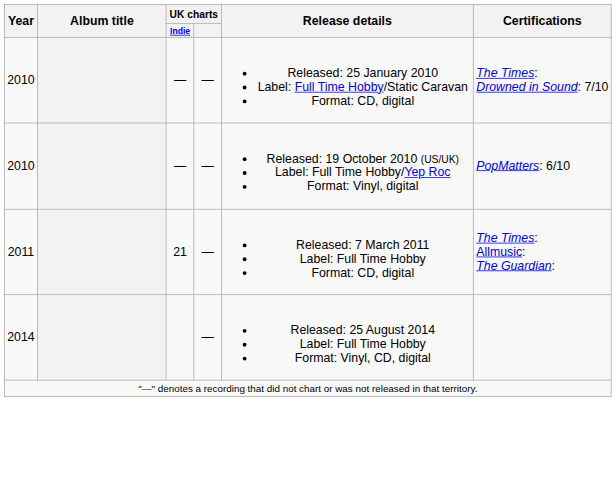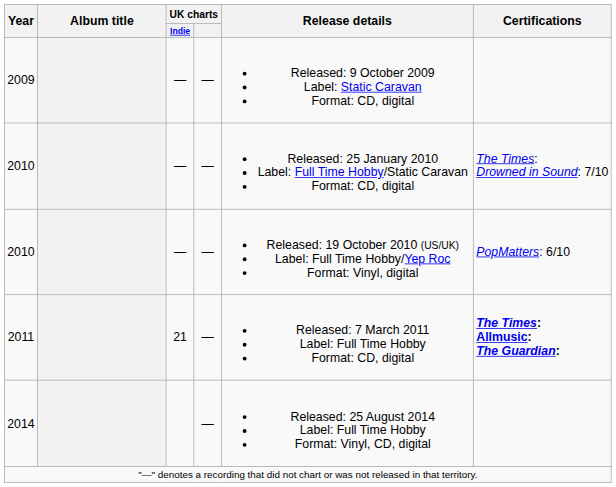+ row: (21, 80)
(516, 251) normal -> (518, 337) bold
